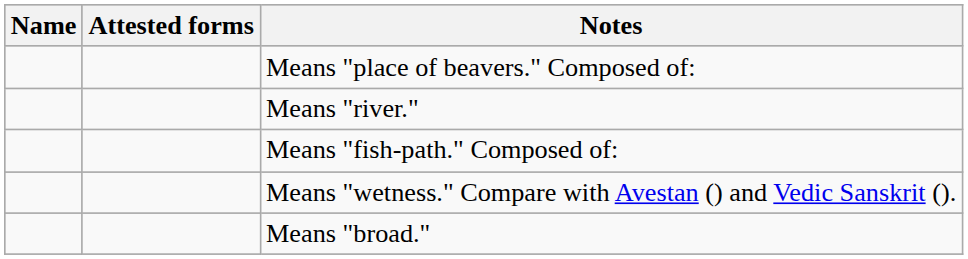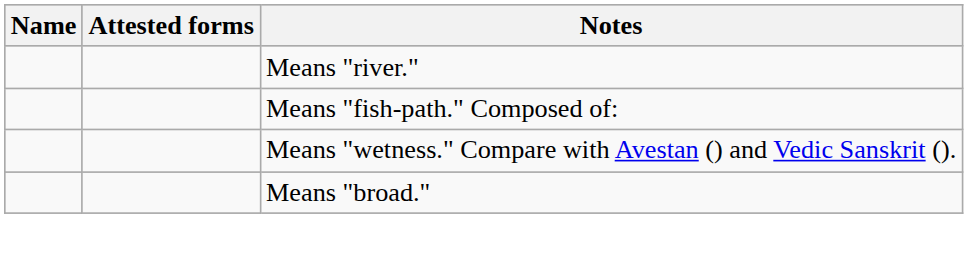- row: (481, 66)
